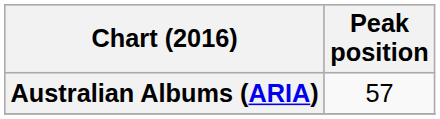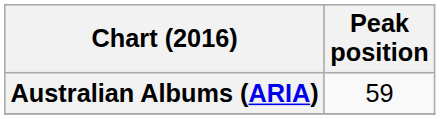(379, 93) 57 -> (379, 93) 59
